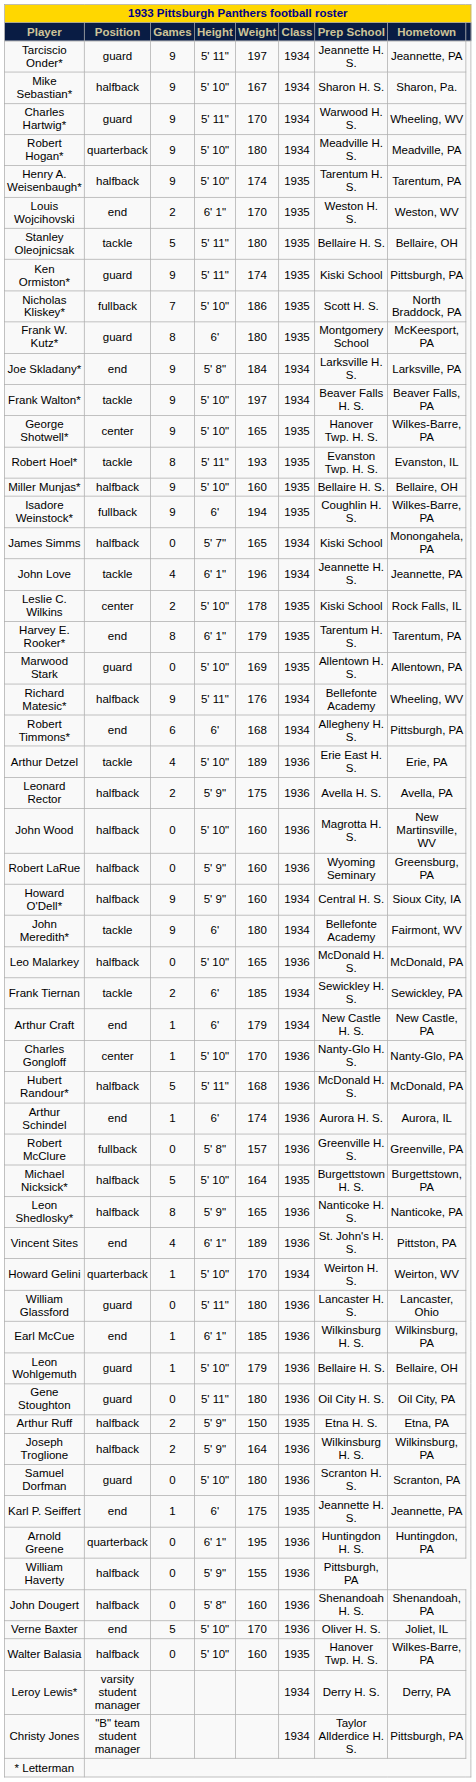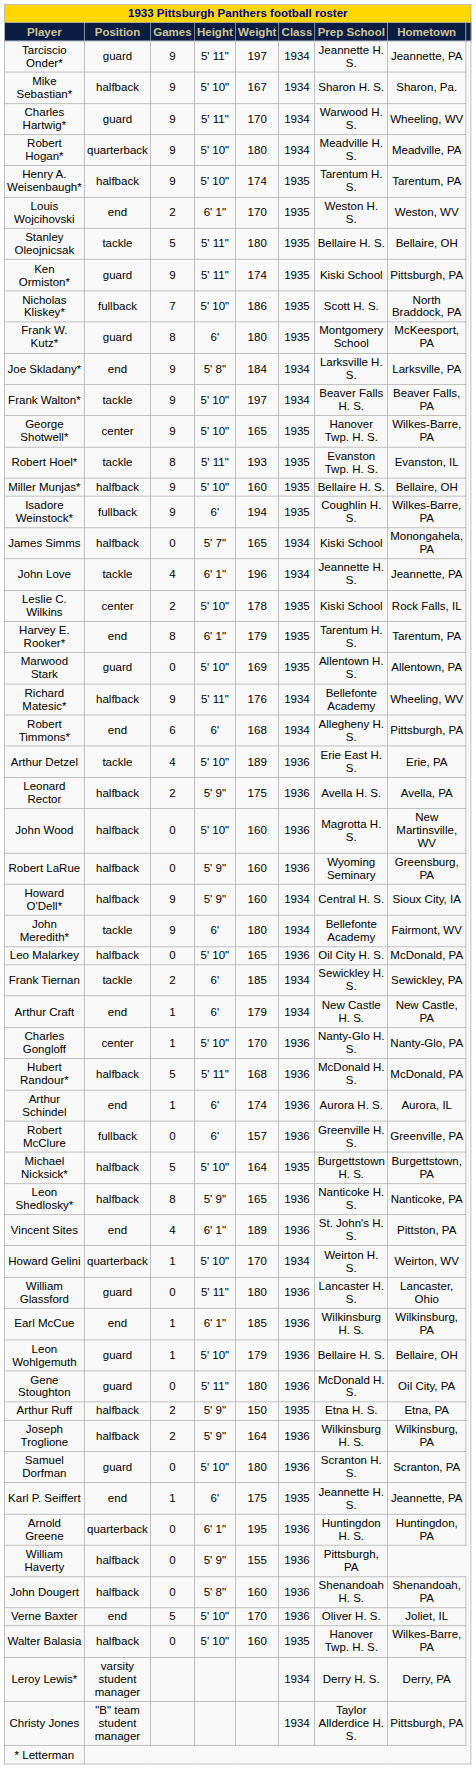(351, 962) McDonald H. S. -> (351, 955) Oil City H. S.
(215, 1149) 5' 8" -> (215, 1136) 6'
(351, 1399) Oil City H. S. -> (351, 1386) McDonald H. S.
